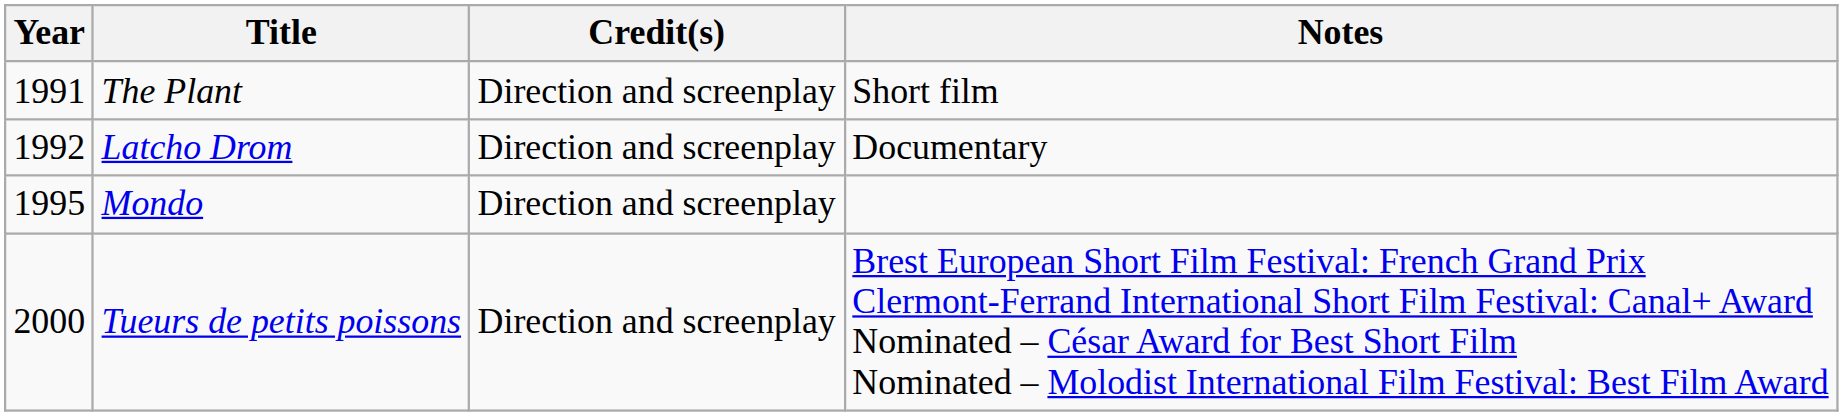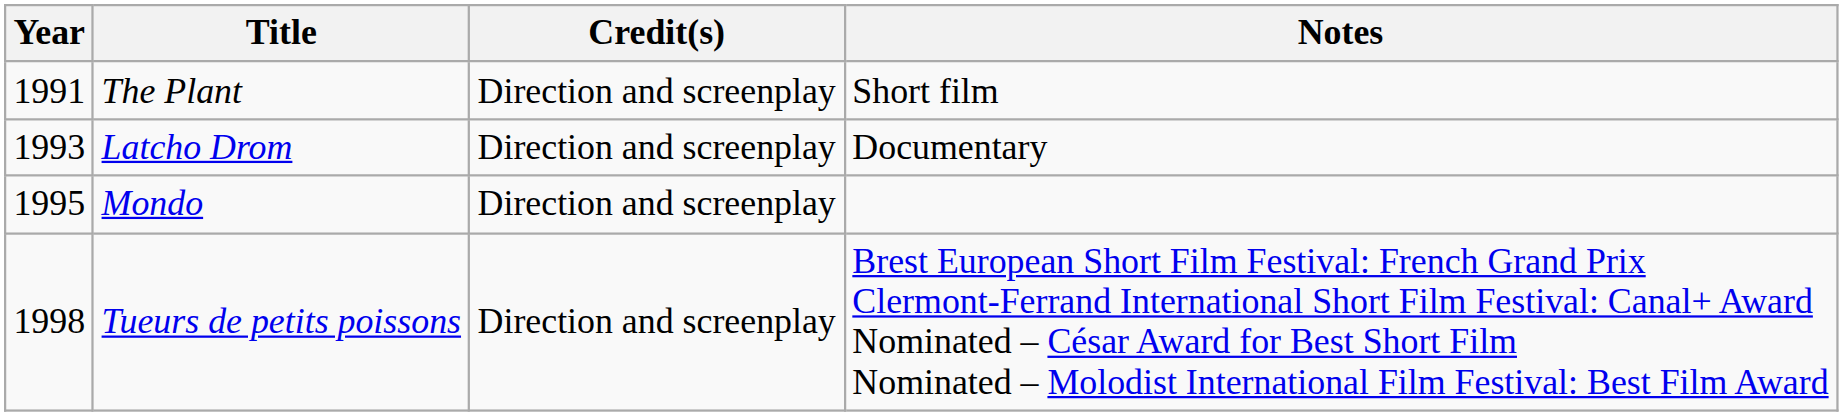(49, 146) 1992 -> (49, 146) 1993
(49, 320) 2000 -> (49, 320) 1998
